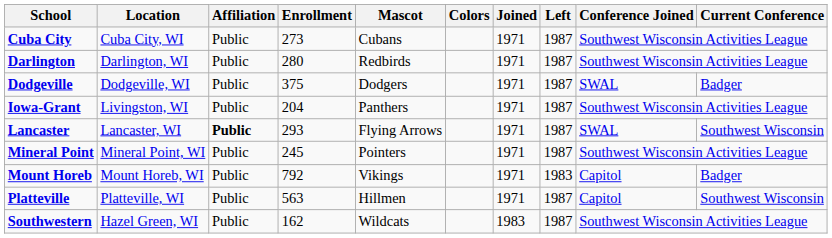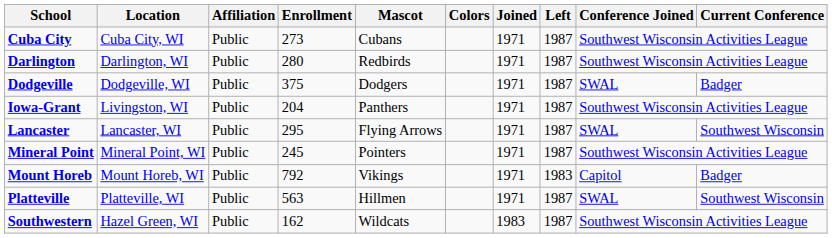(232, 130) bold -> (230, 130) normal
(293, 130) 293 -> (293, 130) 295
(600, 198) Capitol -> (599, 198) SWAL
